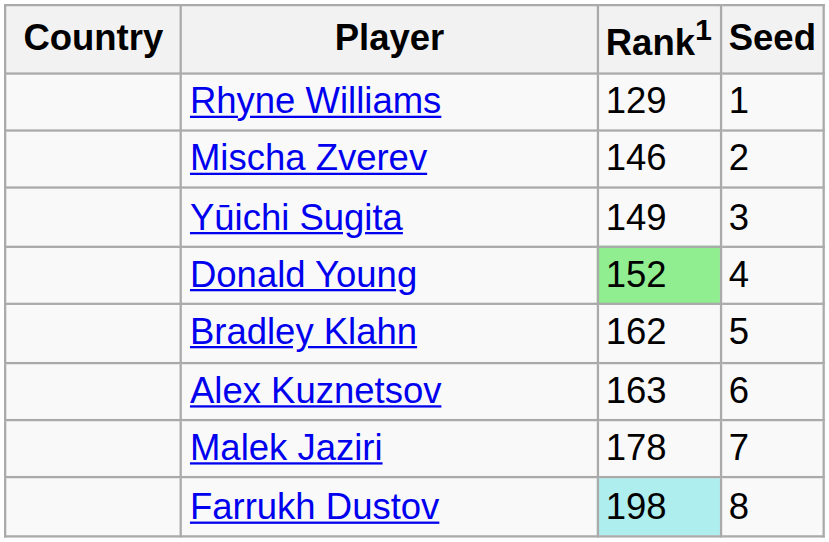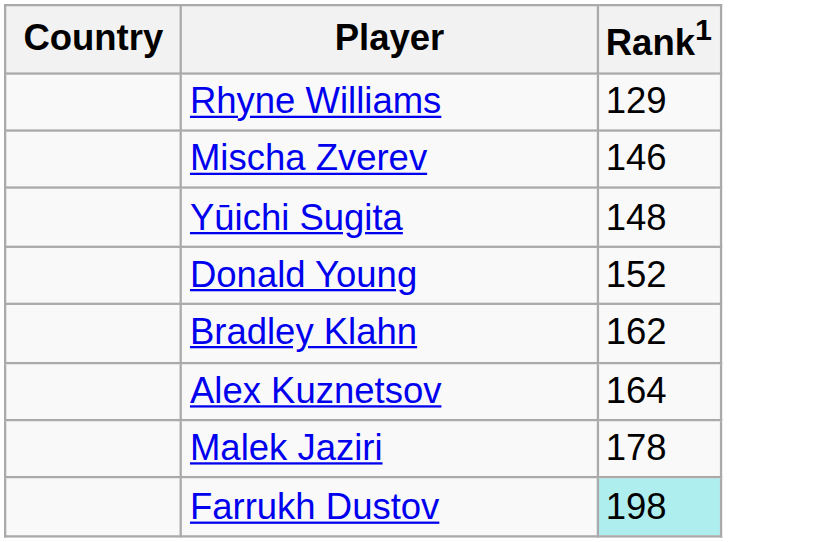- column: (772, 38)
(636, 216) 149 -> (636, 216) 148
(636, 274) lightgreen background -> (636, 274) no background
(636, 390) 163 -> (636, 390) 164
